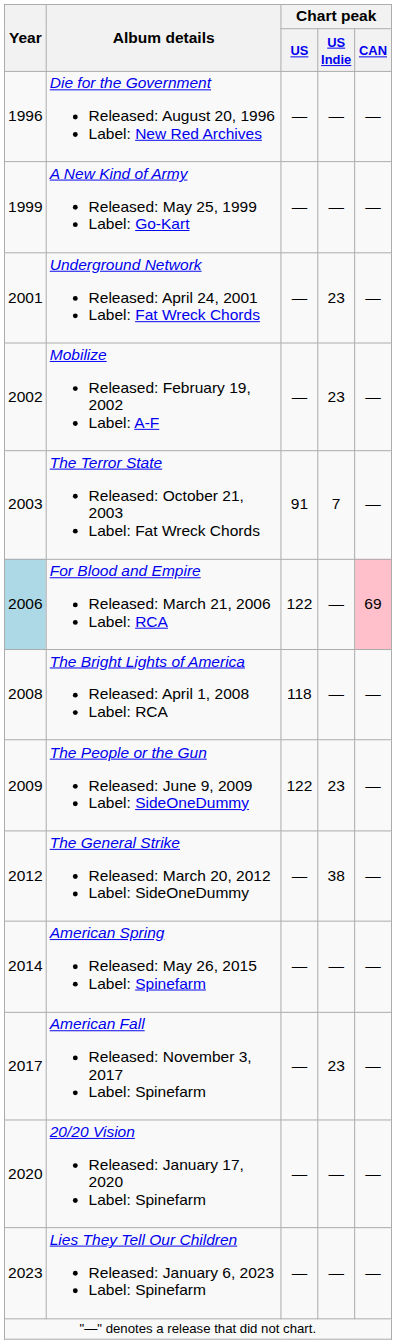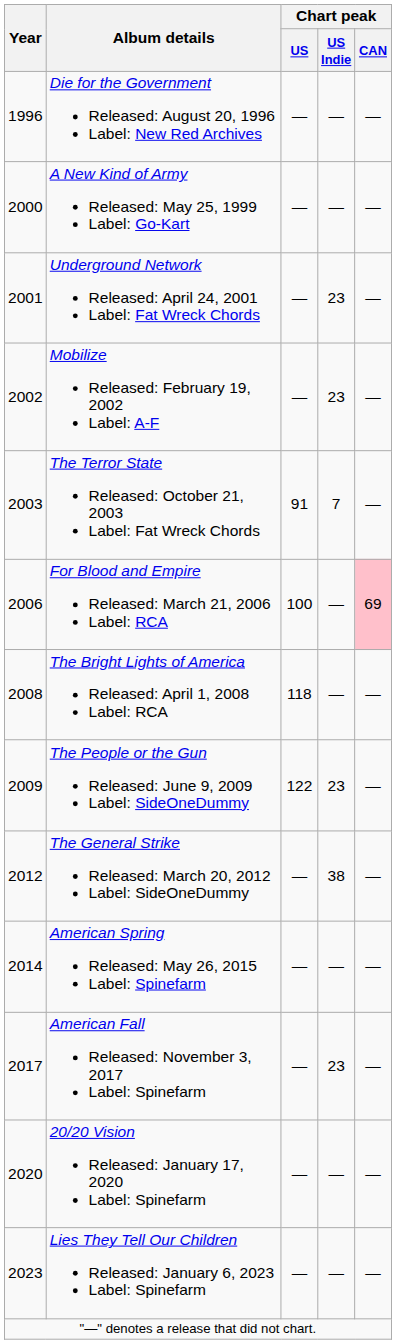(25, 207) 1999 -> (25, 207) 2000
(25, 604) lightblue background -> (25, 604) no background
(299, 604) 122 -> (299, 604) 100
